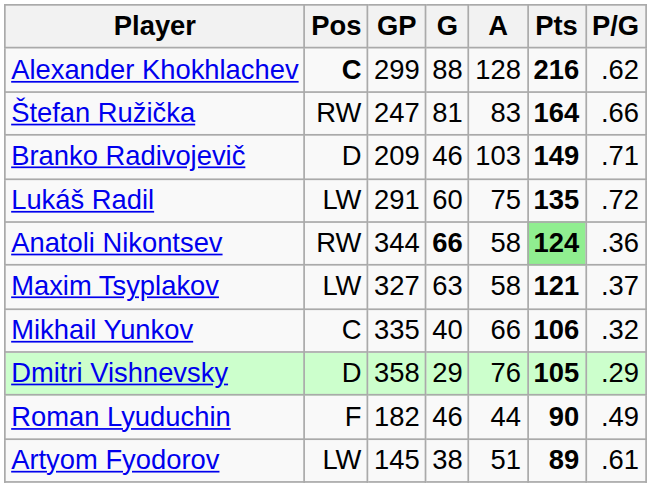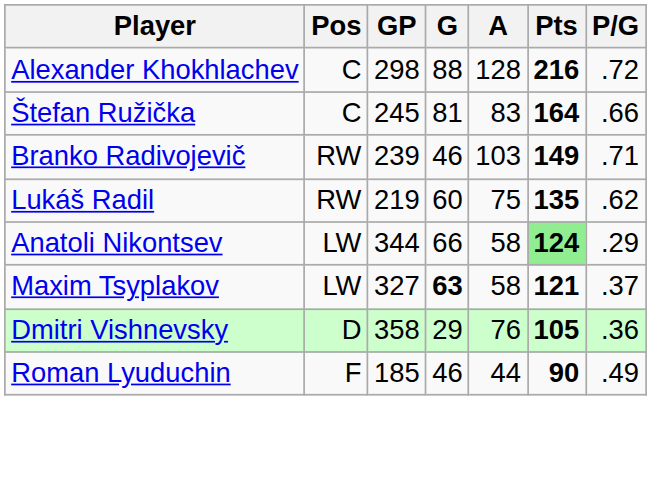(352, 69) bold -> (352, 69) normal
(397, 69) 299 -> (397, 69) 298
(620, 69) .62 -> (620, 69) .72
(339, 112) RW -> (352, 112) C
(397, 112) 247 -> (397, 112) 245
(352, 156) D -> (339, 156) RW
(397, 156) 209 -> (397, 156) 239
(342, 199) LW -> (339, 199) RW
(397, 199) 291 -> (397, 199) 219
(620, 199) .72 -> (620, 199) .62
(339, 243) RW -> (342, 243) LW
(448, 243) bold -> (448, 243) normal
(620, 243) .36 -> (620, 243) .29
(448, 286) normal -> (448, 286) bold
- row: (102, 329)
(620, 373) .29 -> (620, 329) .36
(397, 416) 182 -> (397, 373) 185
- row: (115, 460)
